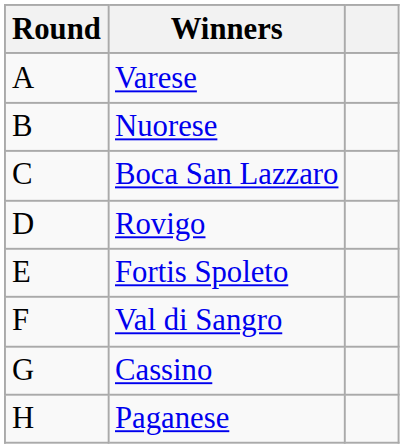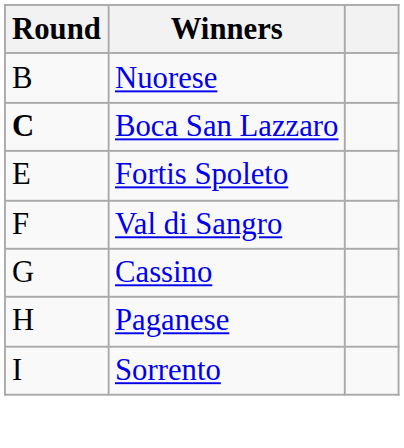- row: (156, 77)
(22, 175) normal -> (23, 126) bold
- row: (160, 223)
+ row: (168, 369)
